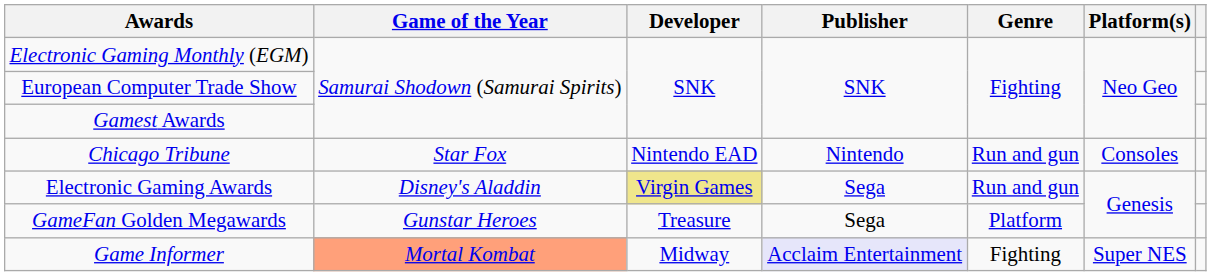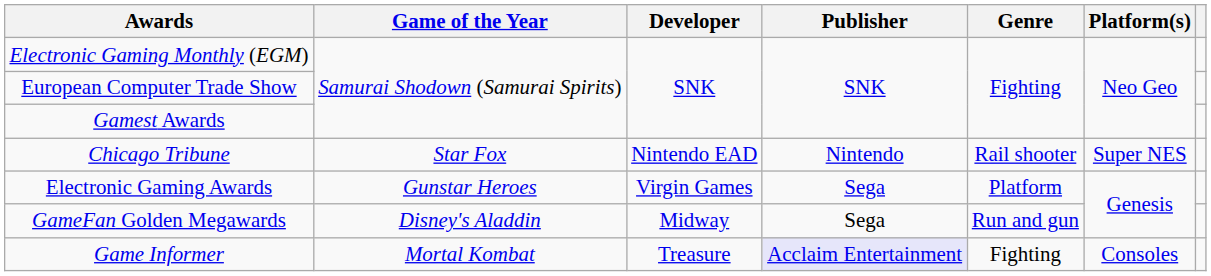(1025, 154) Run and gun -> (1025, 154) Rail shooter
(1140, 154) Consoles -> (1140, 154) Super NES
(470, 187) Disney's Aladdin -> (470, 187) Gunstar Heroes
(694, 187) khaki background -> (694, 187) no background
(1025, 187) Run and gun -> (1025, 187) Platform
(470, 220) Gunstar Heroes -> (470, 220) Disney's Aladdin
(694, 220) Treasure -> (694, 220) Midway
(1025, 220) Platform -> (1025, 220) Run and gun
(470, 253) lightsalmon background -> (470, 253) no background
(694, 253) Midway -> (694, 253) Treasure
(1140, 253) Super NES -> (1140, 253) Consoles
